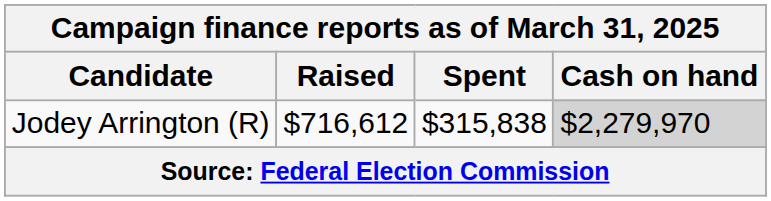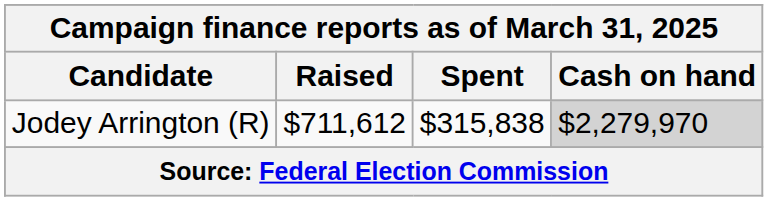(346, 123) $716,612 -> (345, 123) $711,612
